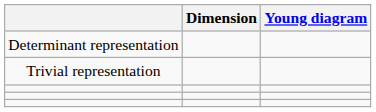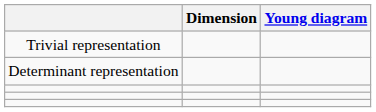rows swapped: (93, 71) <-> (93, 44)
